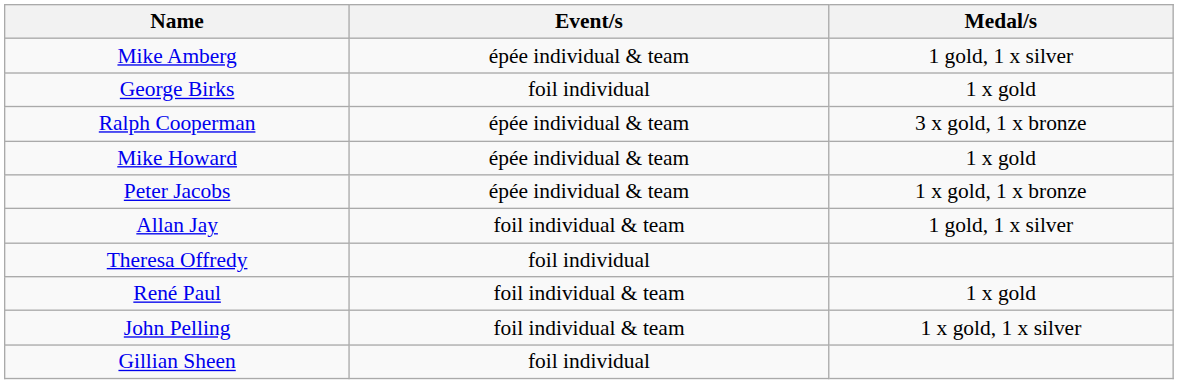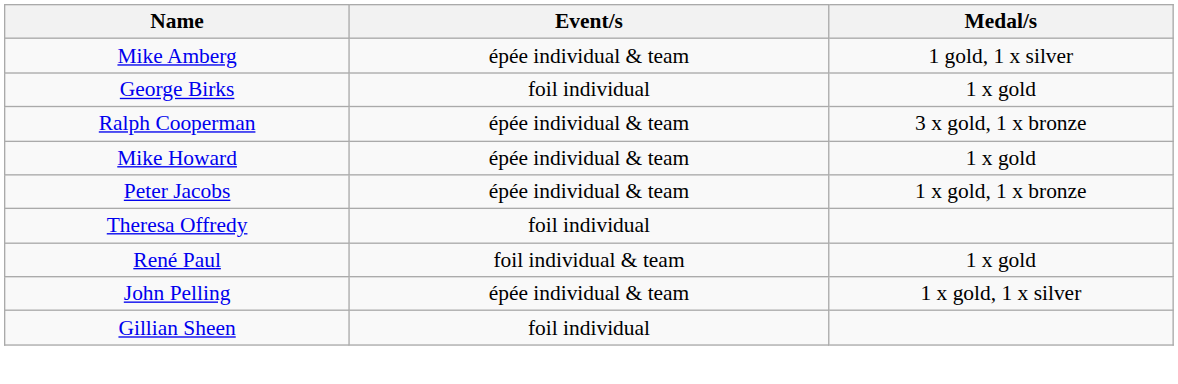- row: (177, 225)
(589, 327) foil individual & team -> (589, 293) épée individual & team
